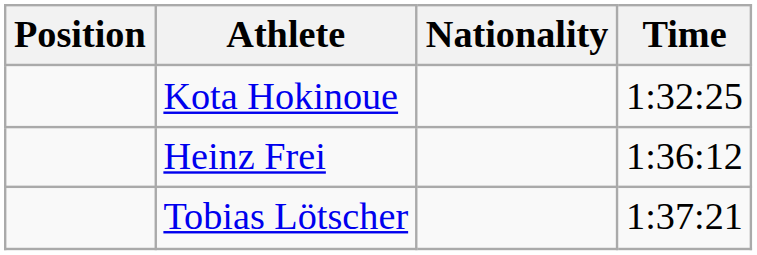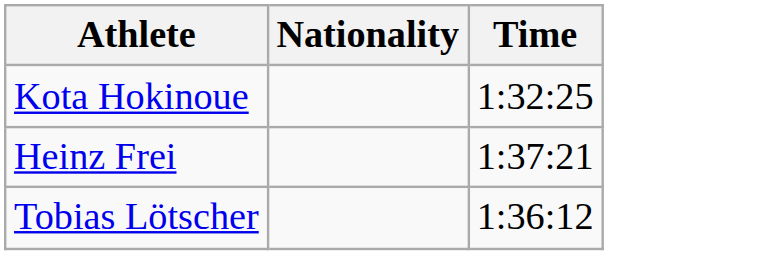- column: (80, 34)
(685, 156) 1:36:12 -> (535, 156) 1:37:21
(685, 216) 1:37:21 -> (535, 216) 1:36:12
